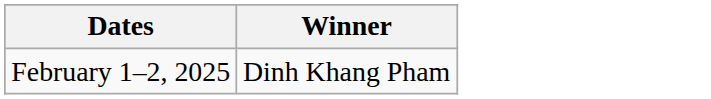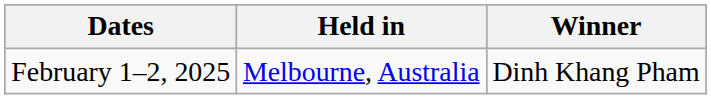+ column: (361, 26)
